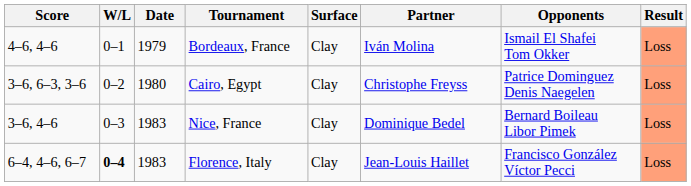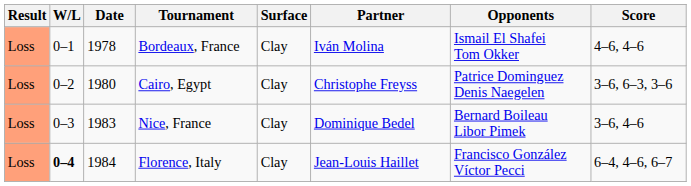columns swapped: (664, 15) <-> (52, 15)
(152, 46) 1979 -> (102, 46) 1978
(152, 162) 1983 -> (102, 162) 1984
